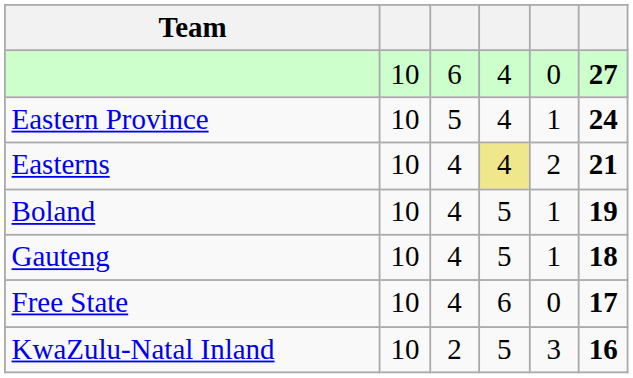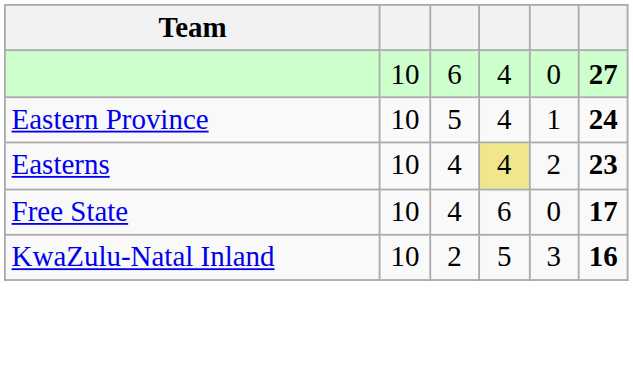(603, 165) 21 -> (603, 165) 23
- row: (53, 211)
- row: (61, 257)
